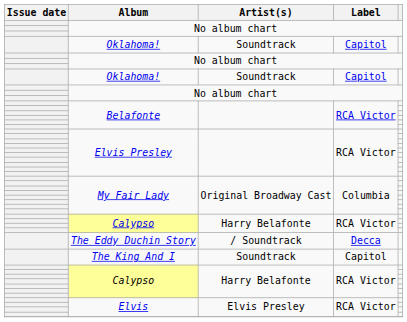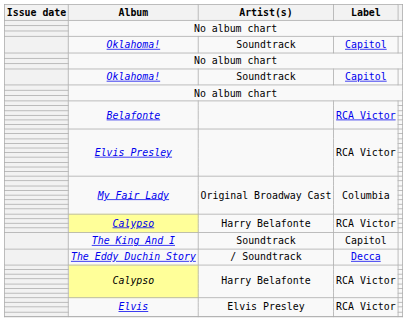rows swapped: (133, 257) <-> (133, 241)
